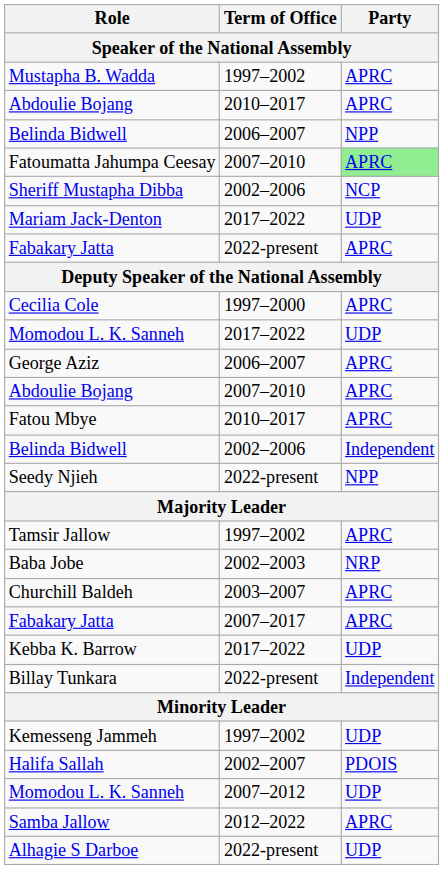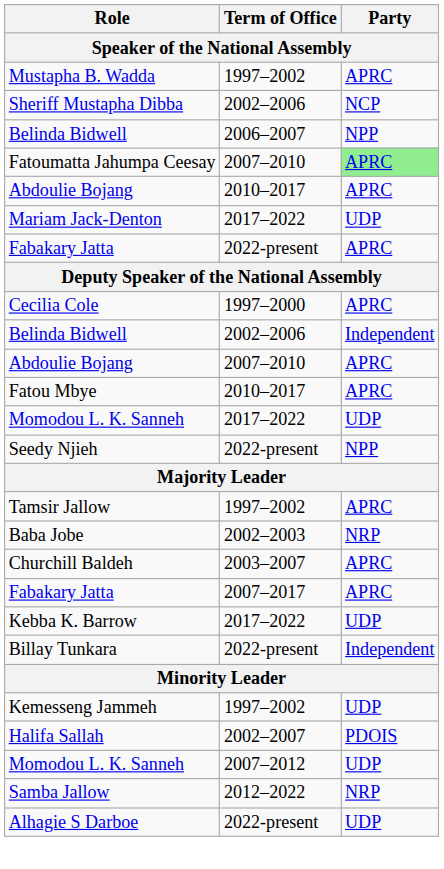rows swapped: (96, 190) <-> (71, 104)
rows swapped: (68, 448) <-> (96, 334)
- row: (54, 362)
(369, 821) APRC -> (363, 793) NRP
